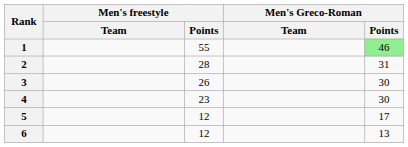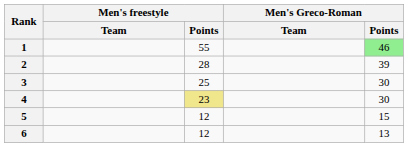(384, 64) 31 -> (384, 64) 39
(204, 82) 26 -> (204, 82) 25
(204, 99) no background -> (204, 99) khaki background
(384, 116) 17 -> (384, 116) 15
